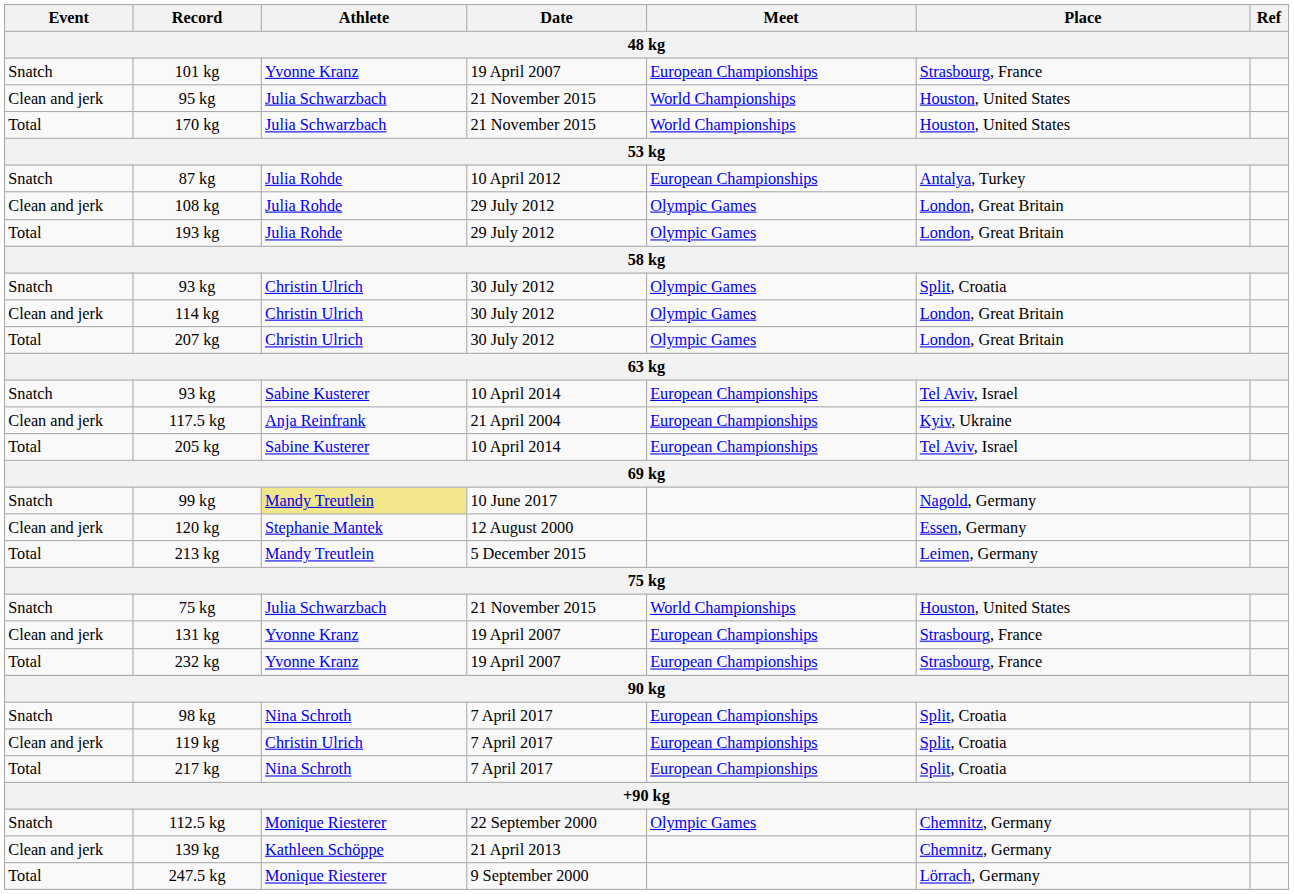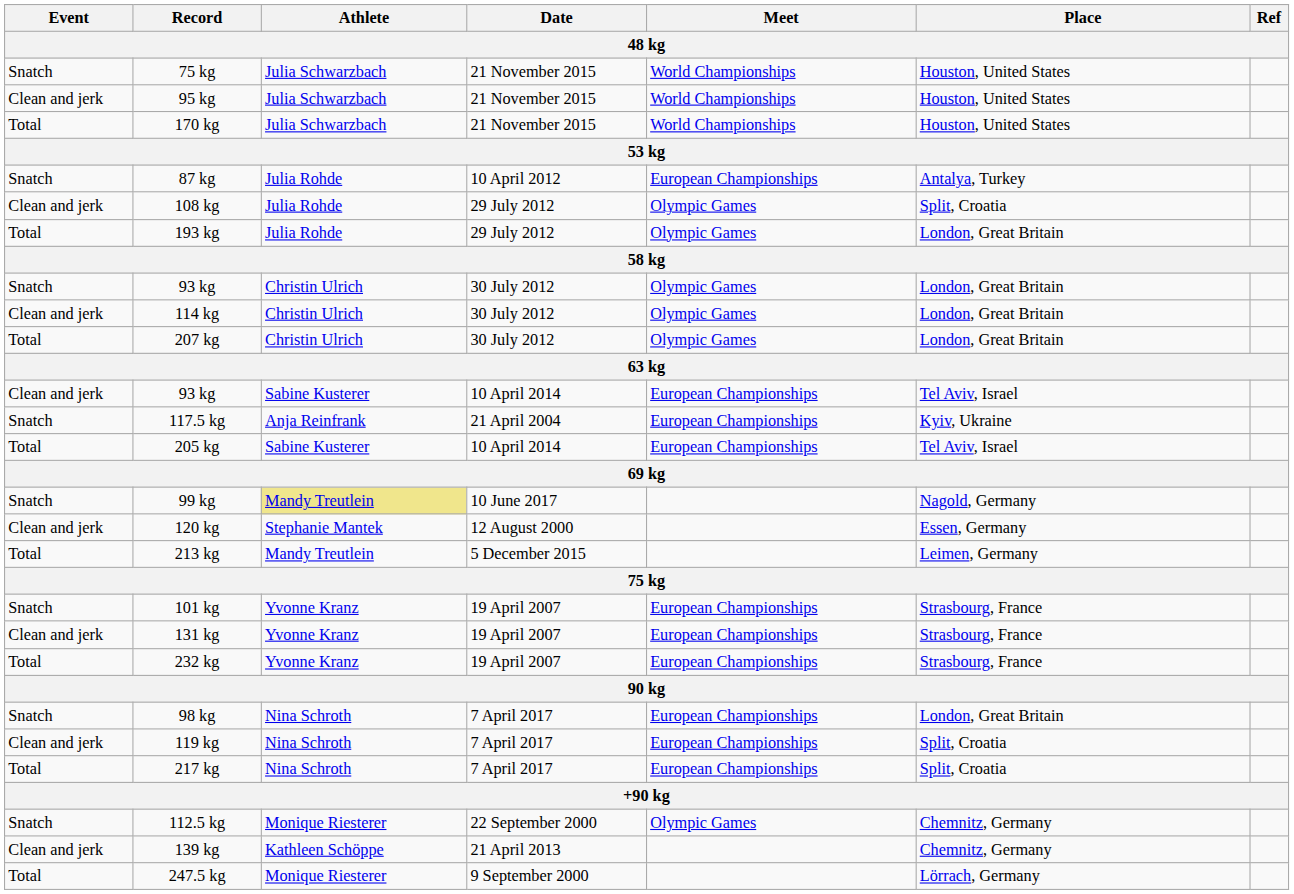rows swapped: (197, 608) <-> (197, 71)
(992, 205) London, Great Britain -> (963, 205) Split, Croatia
(963, 286) Split, Croatia -> (992, 286) London, Great Britain
(30, 393) Snatch -> (56, 393) Clean and jerk
(56, 420) Clean and jerk -> (30, 420) Snatch
(963, 715) Split, Croatia -> (992, 715) London, Great Britain
(314, 742) Christin Ulrich -> (308, 742) Nina Schroth
